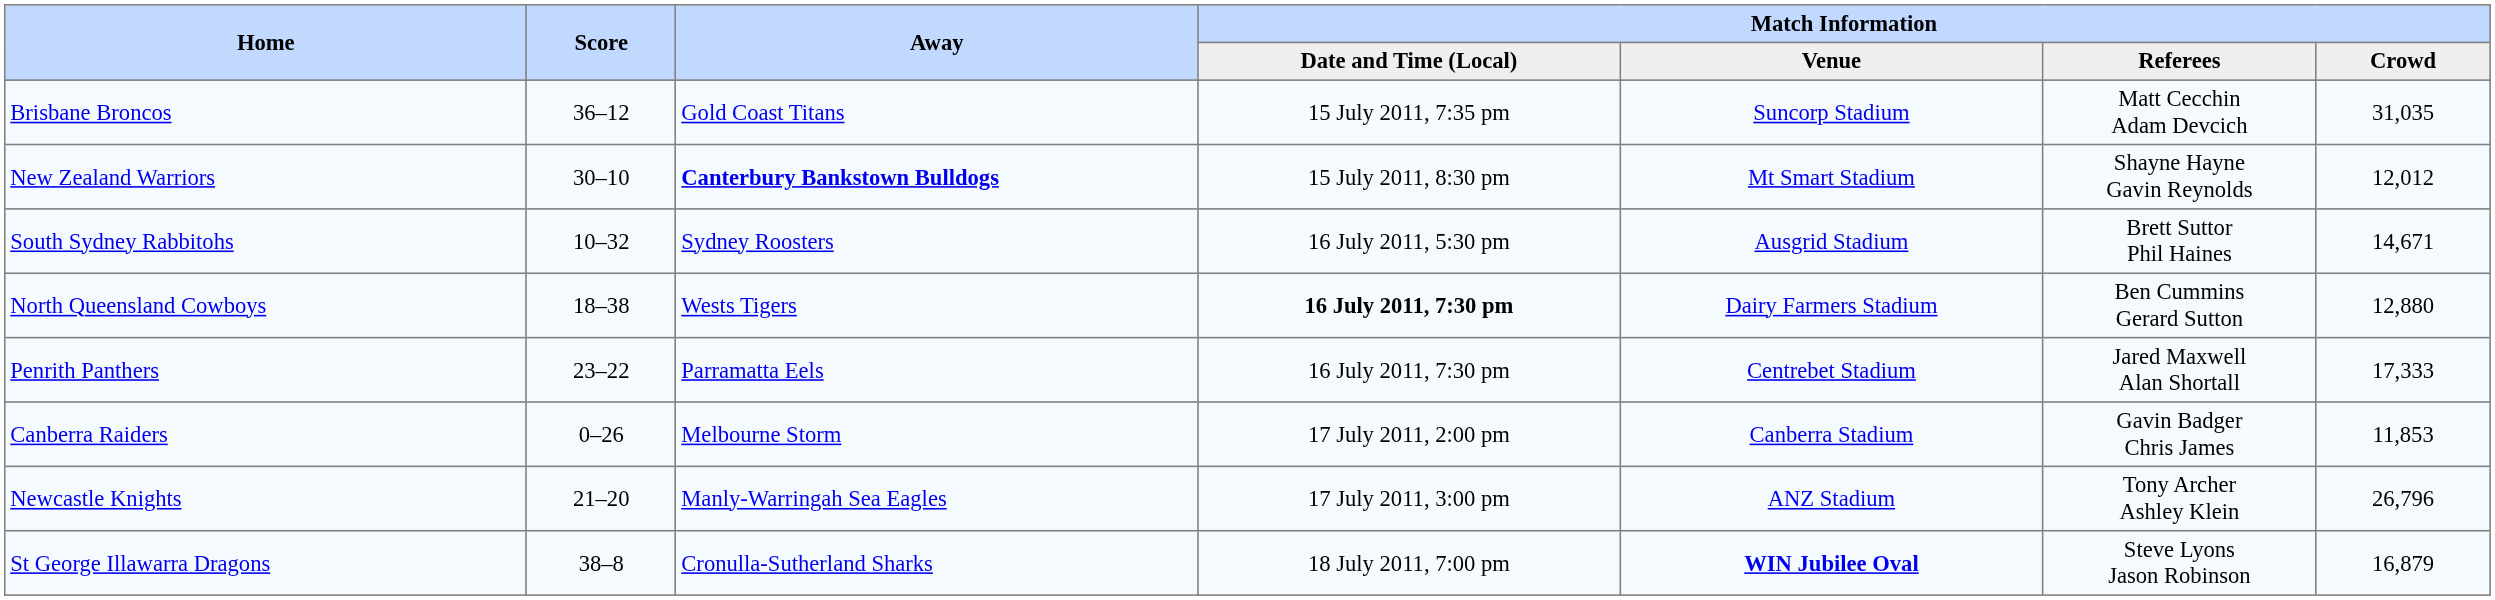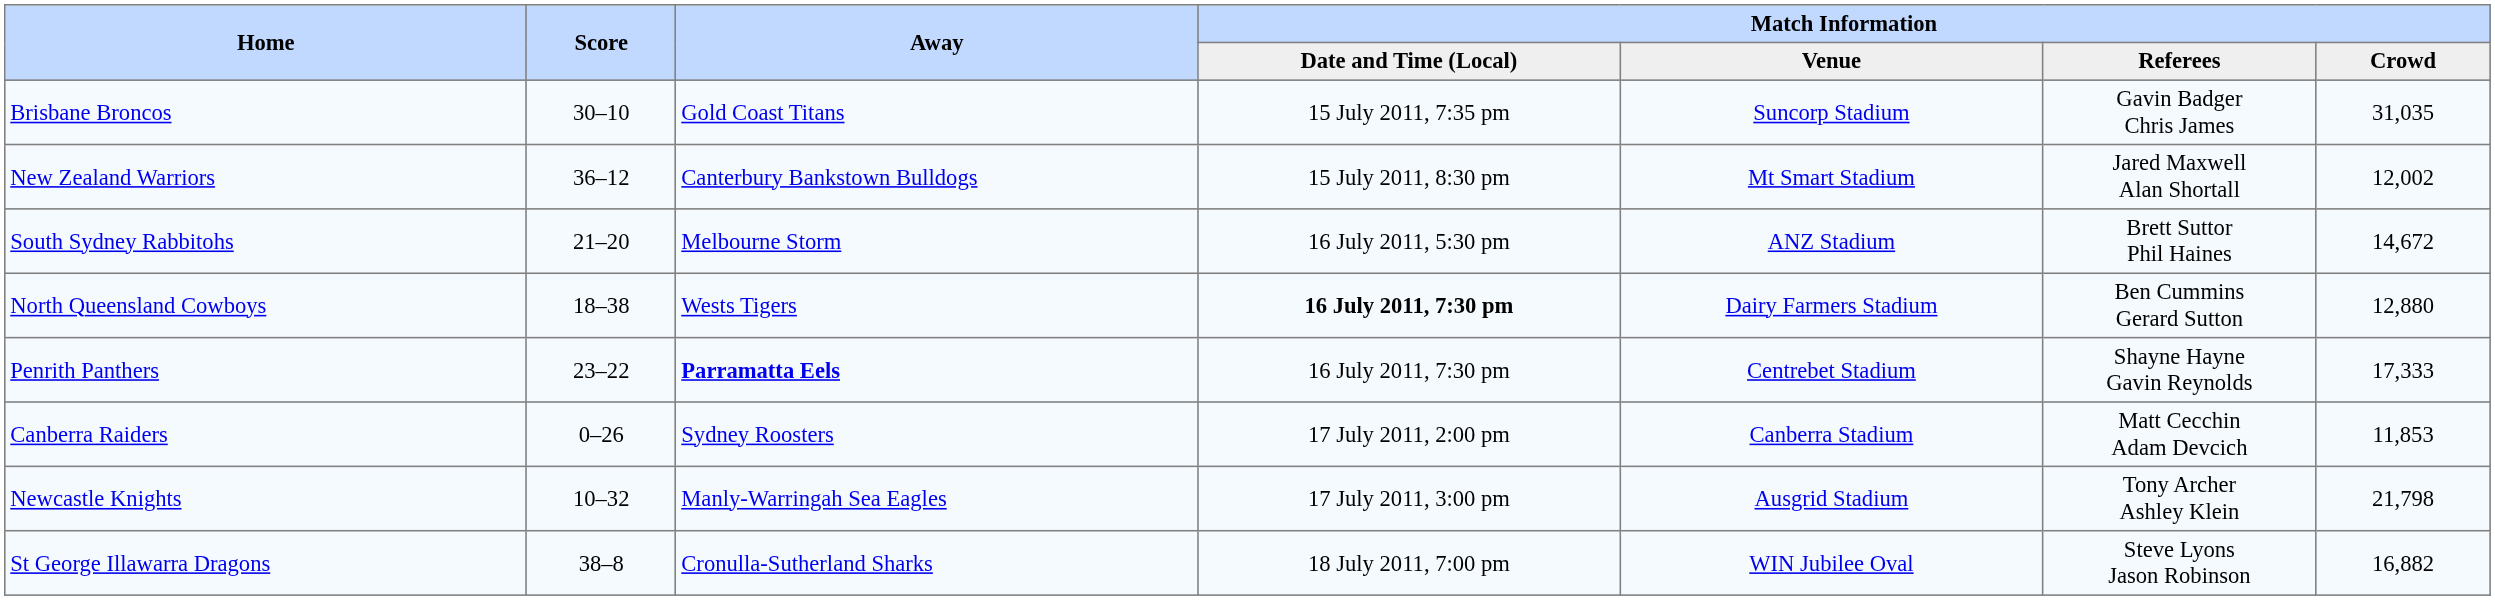(601, 112) 36–12 -> (601, 112) 30–10
(2179, 112) Matt Cecchin Adam Devcich -> (2179, 112) Gavin Badger Chris James
(601, 176) 30–10 -> (601, 176) 36–12
(840, 176) bold -> (829, 176) normal
(2179, 176) Shayne Hayne Gavin Reynolds -> (2179, 176) Jared Maxwell Alan Shortall
(2403, 176) 12,012 -> (2403, 176) 12,002
(601, 240) 10–32 -> (601, 240) 21–20
(758, 240) Sydney Roosters -> (761, 240) Melbourne Storm
(1831, 240) Ausgrid Stadium -> (1831, 240) ANZ Stadium
(2403, 240) 14,671 -> (2403, 240) 14,672
(752, 369) normal -> (761, 369) bold
(2179, 369) Jared Maxwell Alan Shortall -> (2179, 369) Shayne Hayne Gavin Reynolds
(761, 433) Melbourne Storm -> (758, 433) Sydney Roosters
(2179, 433) Gavin Badger Chris James -> (2179, 433) Matt Cecchin Adam Devcich
(601, 498) 21–20 -> (601, 498) 10–32
(1831, 498) ANZ Stadium -> (1831, 498) Ausgrid Stadium
(2403, 498) 26,796 -> (2403, 498) 21,798
(1831, 562) bold -> (1831, 562) normal
(2403, 562) 16,879 -> (2403, 562) 16,882
